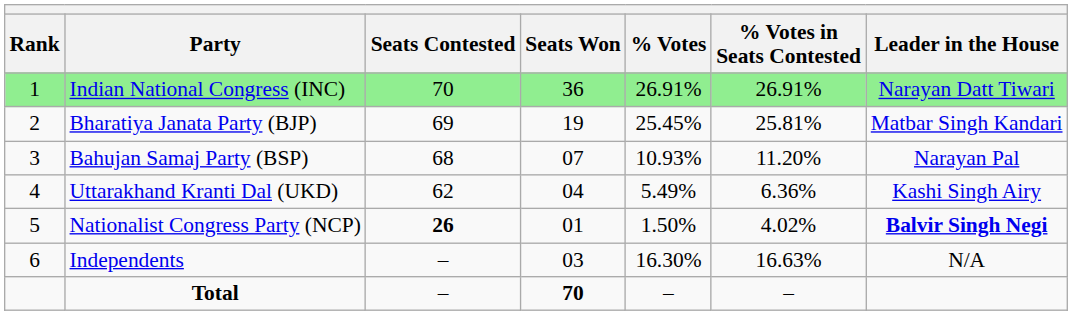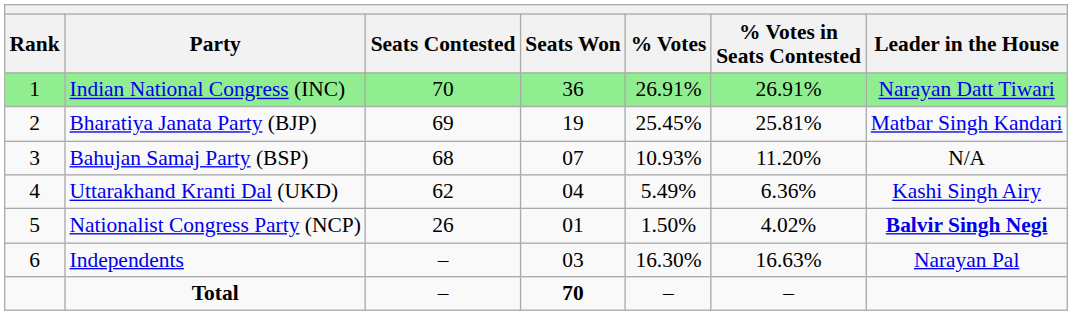(967, 157) Narayan Pal -> (967, 157) N/A
(443, 225) bold -> (443, 225) normal
(967, 259) N/A -> (967, 259) Narayan Pal
